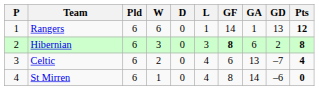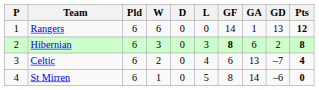(206, 28) 1 -> (206, 28) 0
(206, 77) 4 -> (206, 77) 5
